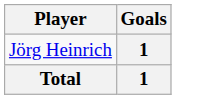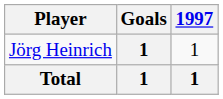+ column: (194, 19)
